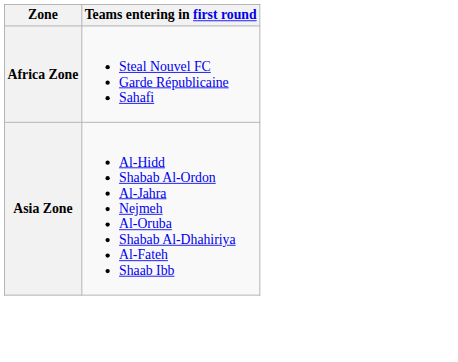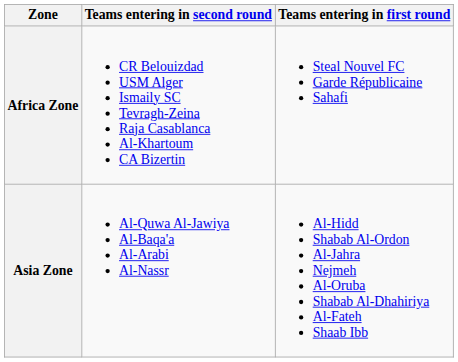+ column: (178, 15)
